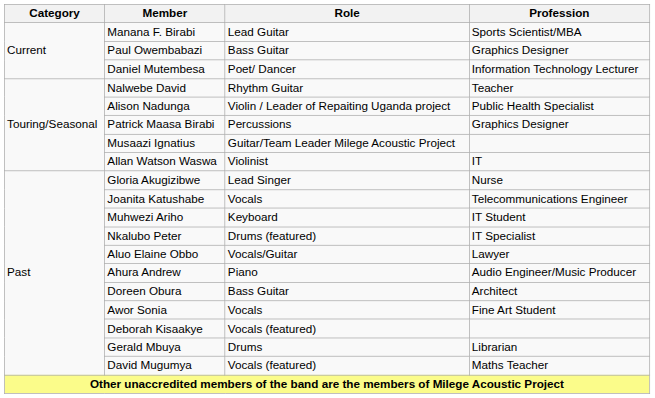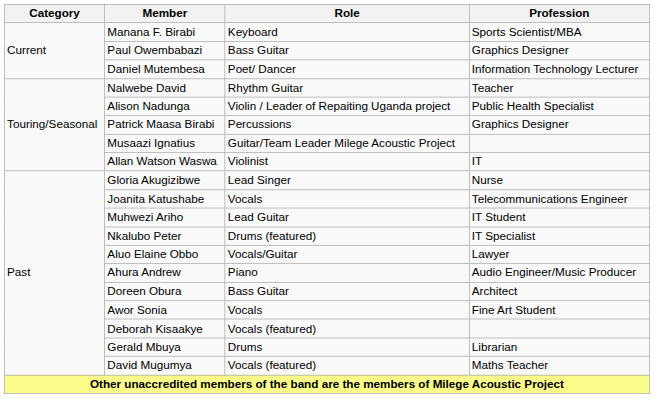(258, 32) Lead Guitar -> (253, 32) Keyboard
(253, 217) Keyboard -> (258, 217) Lead Guitar
